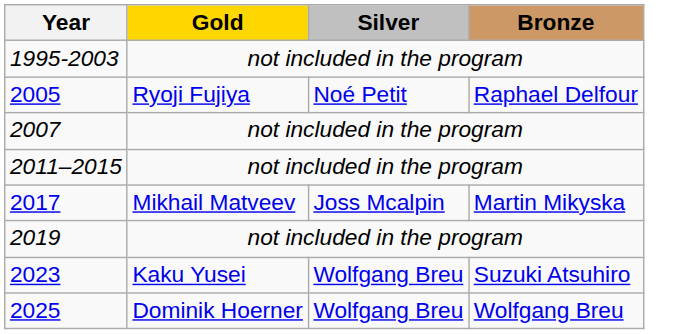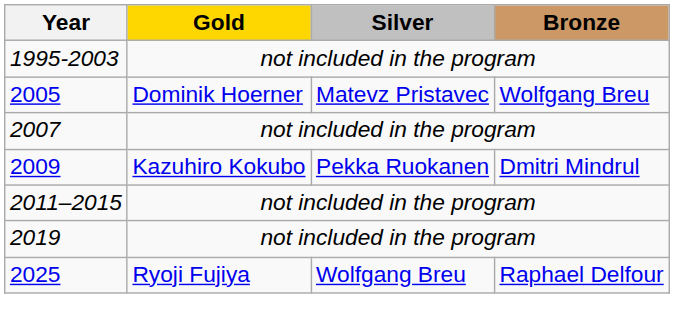(191, 94) Ryoji Fujiya -> (218, 94) Dominik Hoerner
(360, 94) Noé Petit -> (402, 94) Matevz Pristavec
(556, 94) Raphael Delfour -> (574, 94) Wolfgang Breu
+ row: (35, 166)
- row: (35, 202)
- row: (35, 274)
(218, 310) Dominik Hoerner -> (191, 274) Ryoji Fujiya
(549, 310) Wolfgang Breu -> (582, 274) Raphael Delfour
